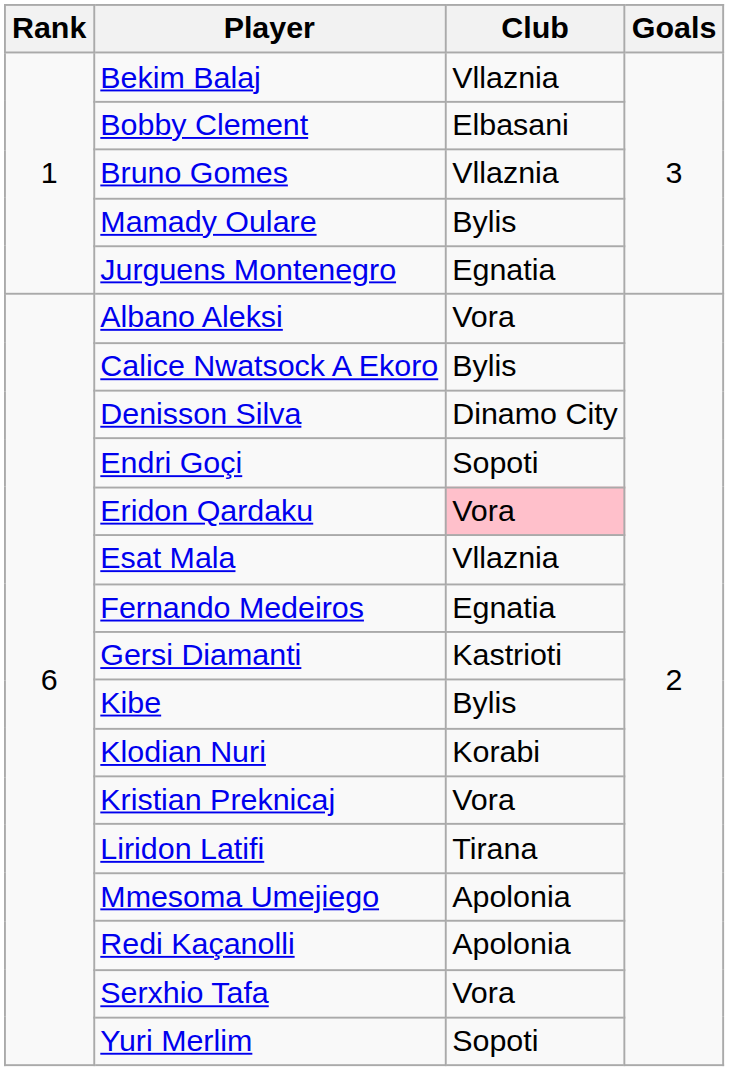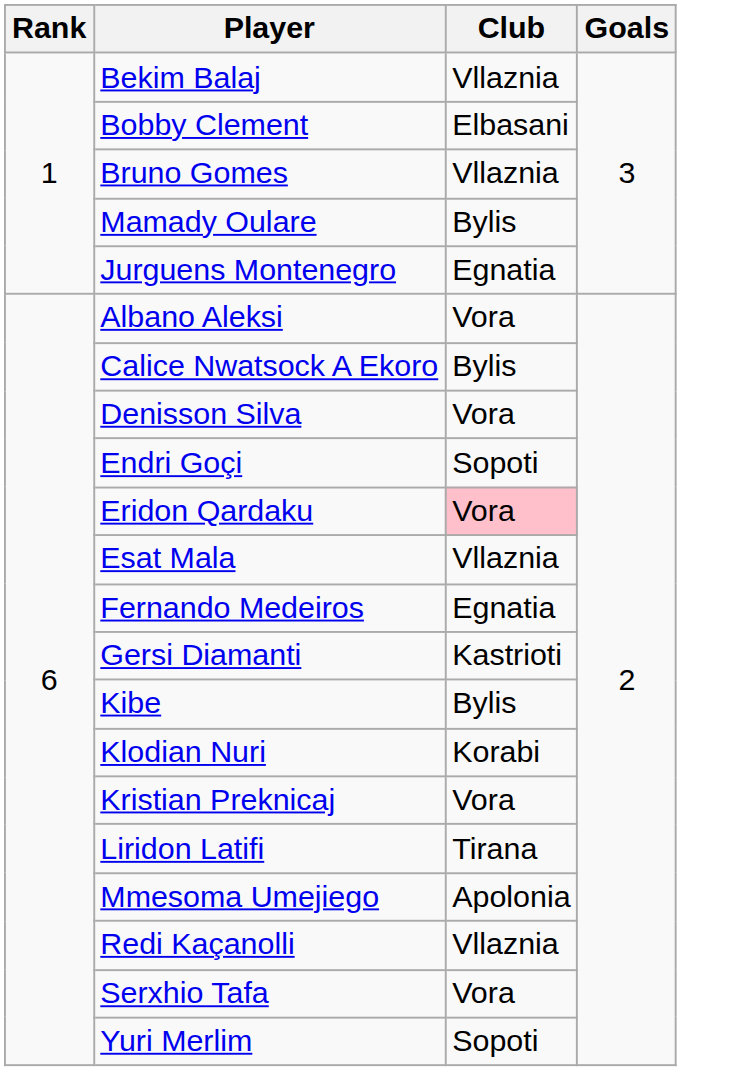(535, 414) Dinamo City -> (484, 414) Vora
(511, 944) Apolonia -> (505, 944) Vllaznia
